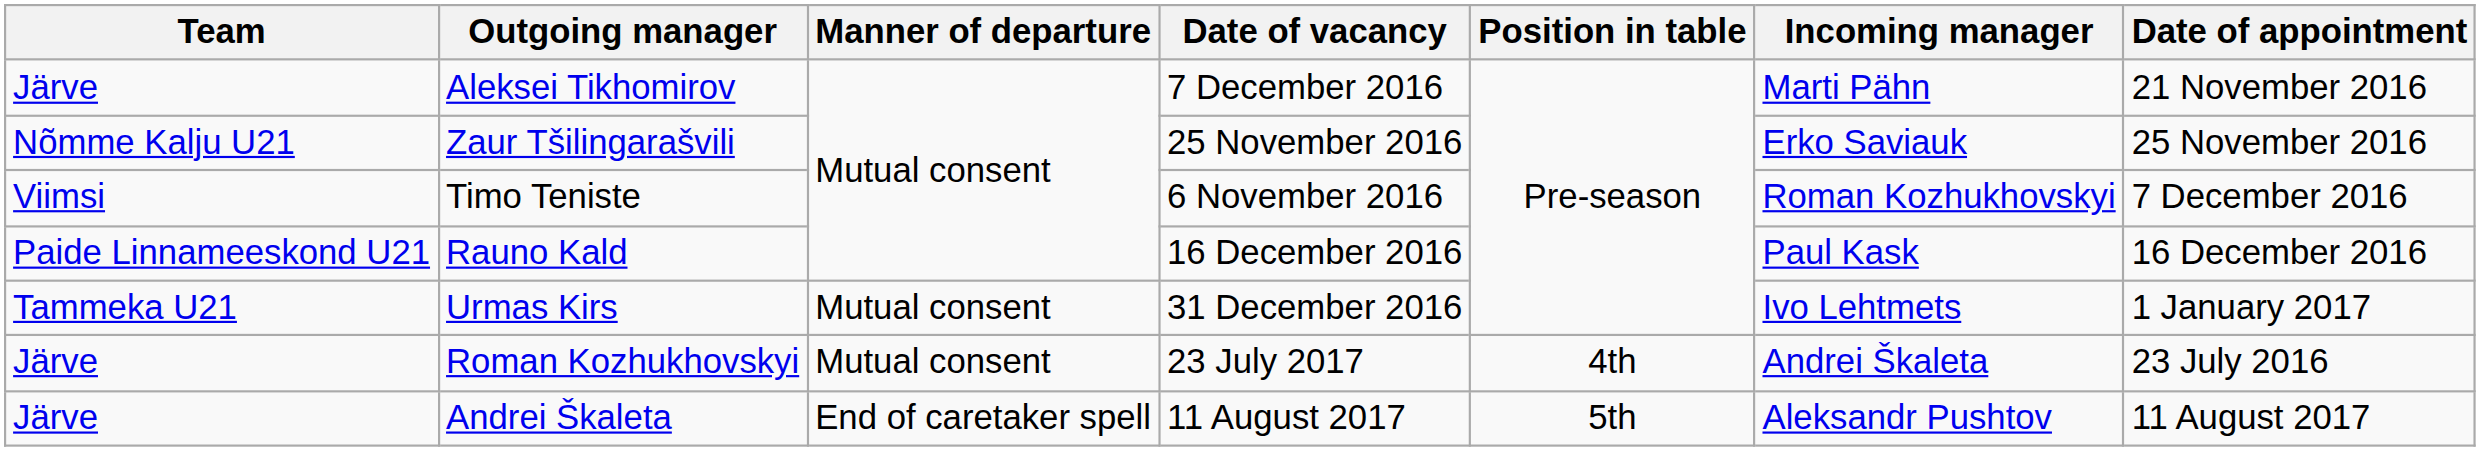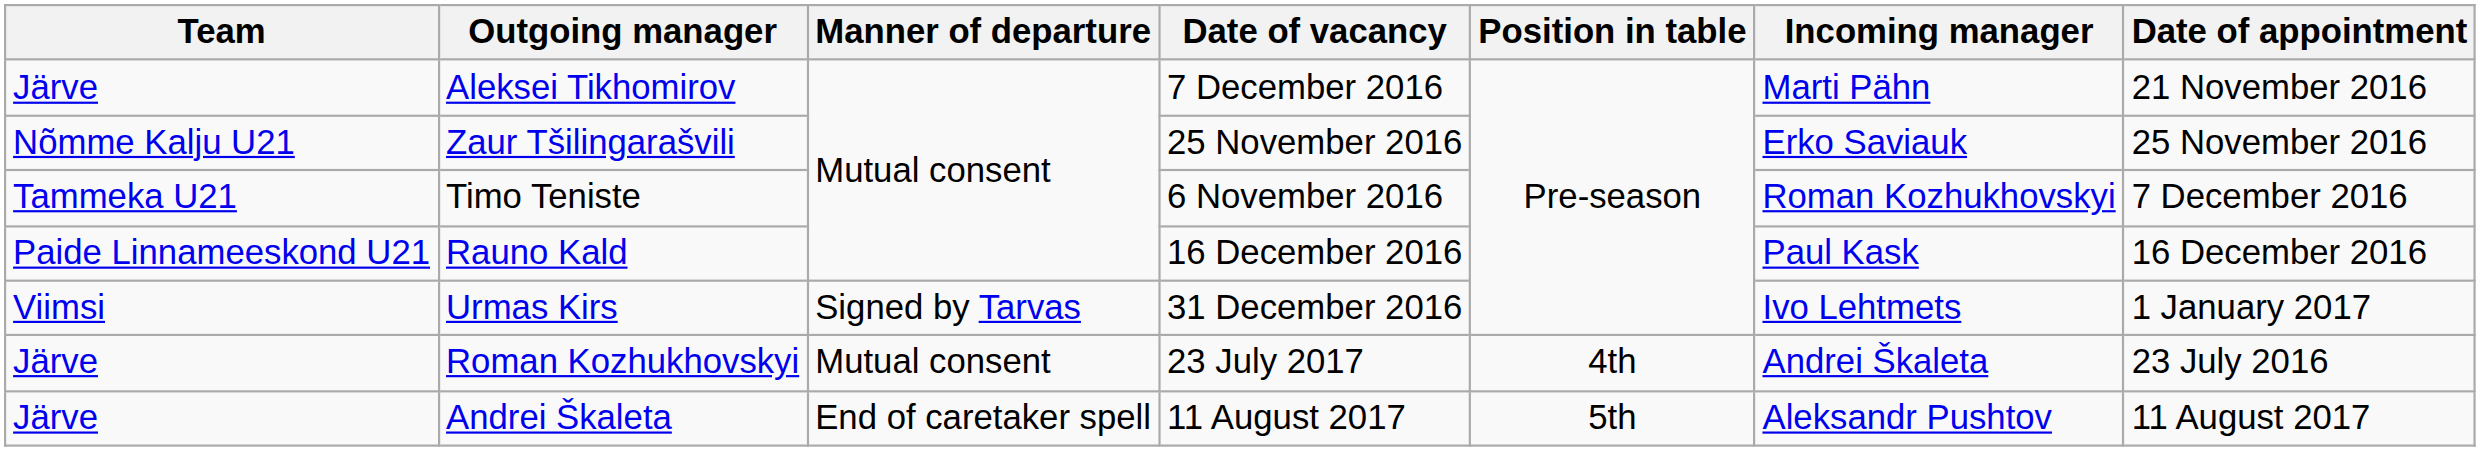(59, 197) Viimsi -> (125, 197) Tammeka U21
(125, 307) Tammeka U21 -> (59, 307) Viimsi
(933, 307) Mutual consent -> (948, 307) Signed by Tarvas
